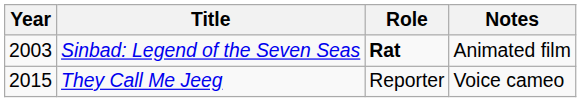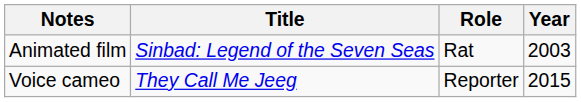columns swapped: (31, 19) <-> (512, 19)
(385, 50) bold -> (459, 50) normal
